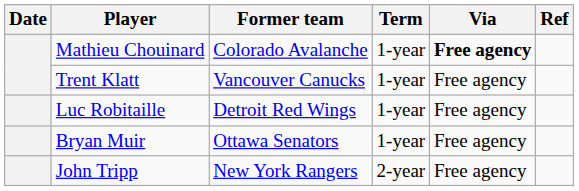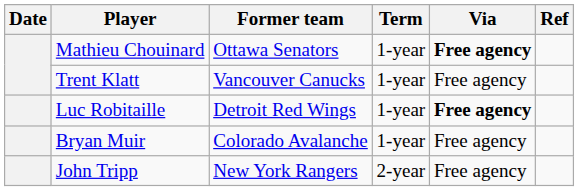(290, 49) Colorado Avalanche -> (276, 49) Ottawa Senators
(480, 110) normal -> (483, 110) bold
(276, 140) Ottawa Senators -> (290, 140) Colorado Avalanche
